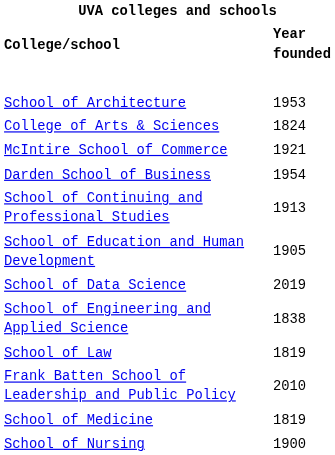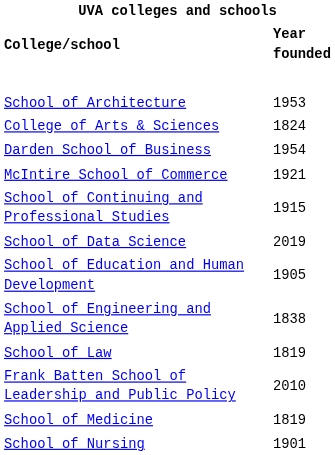rows swapped: (108, 175) <-> (116, 151)
(290, 208) 1913 -> (290, 208) 1915
rows swapped: (95, 285) <-> (124, 252)
(290, 444) 1900 -> (290, 444) 1901
